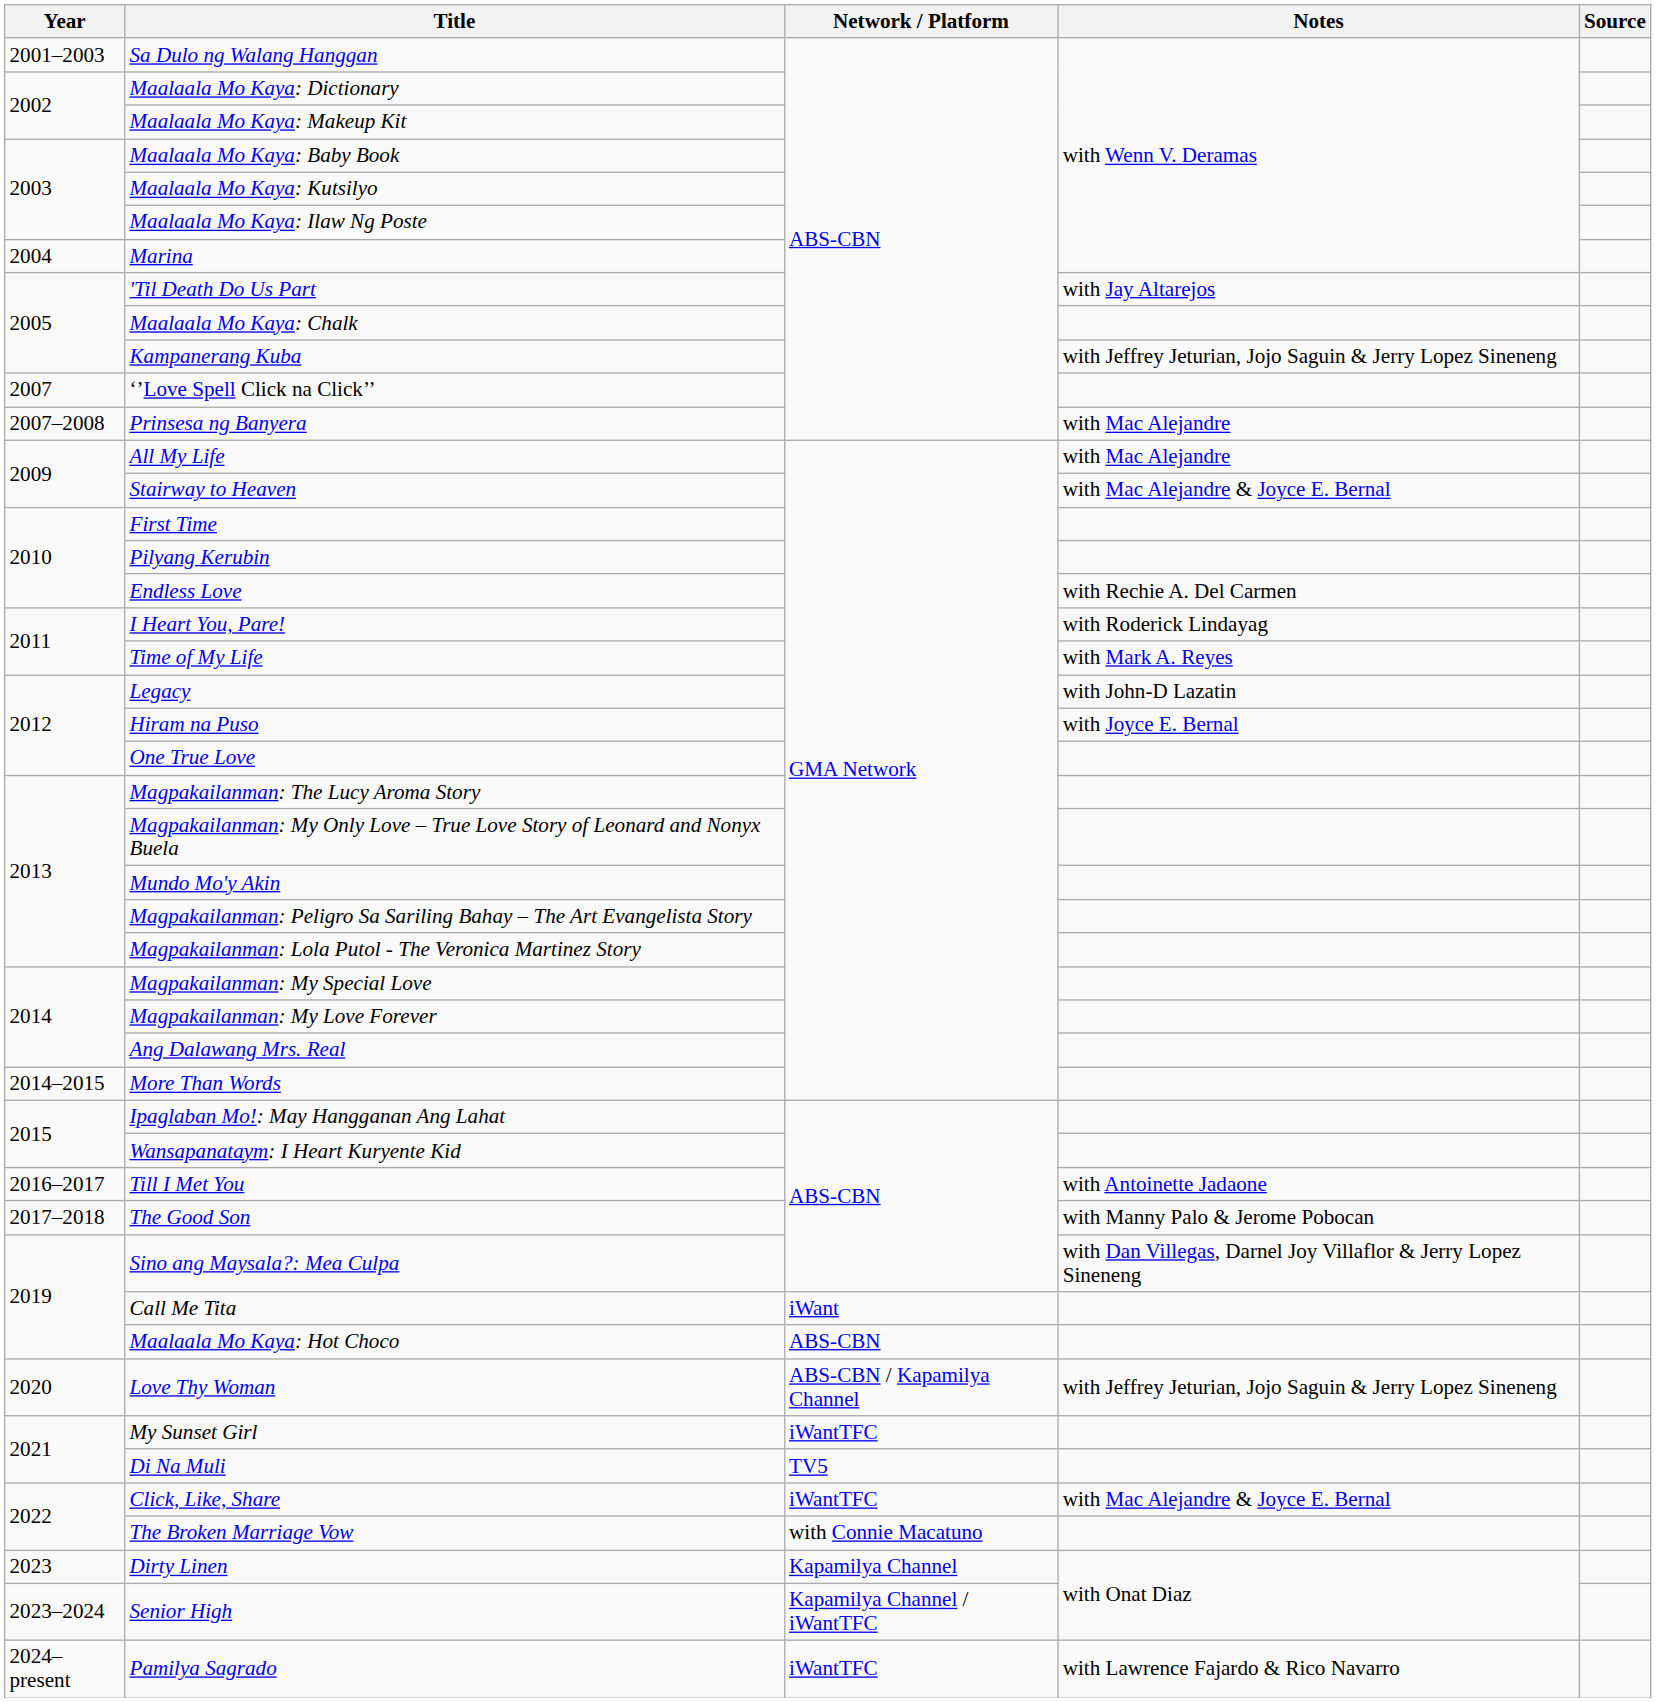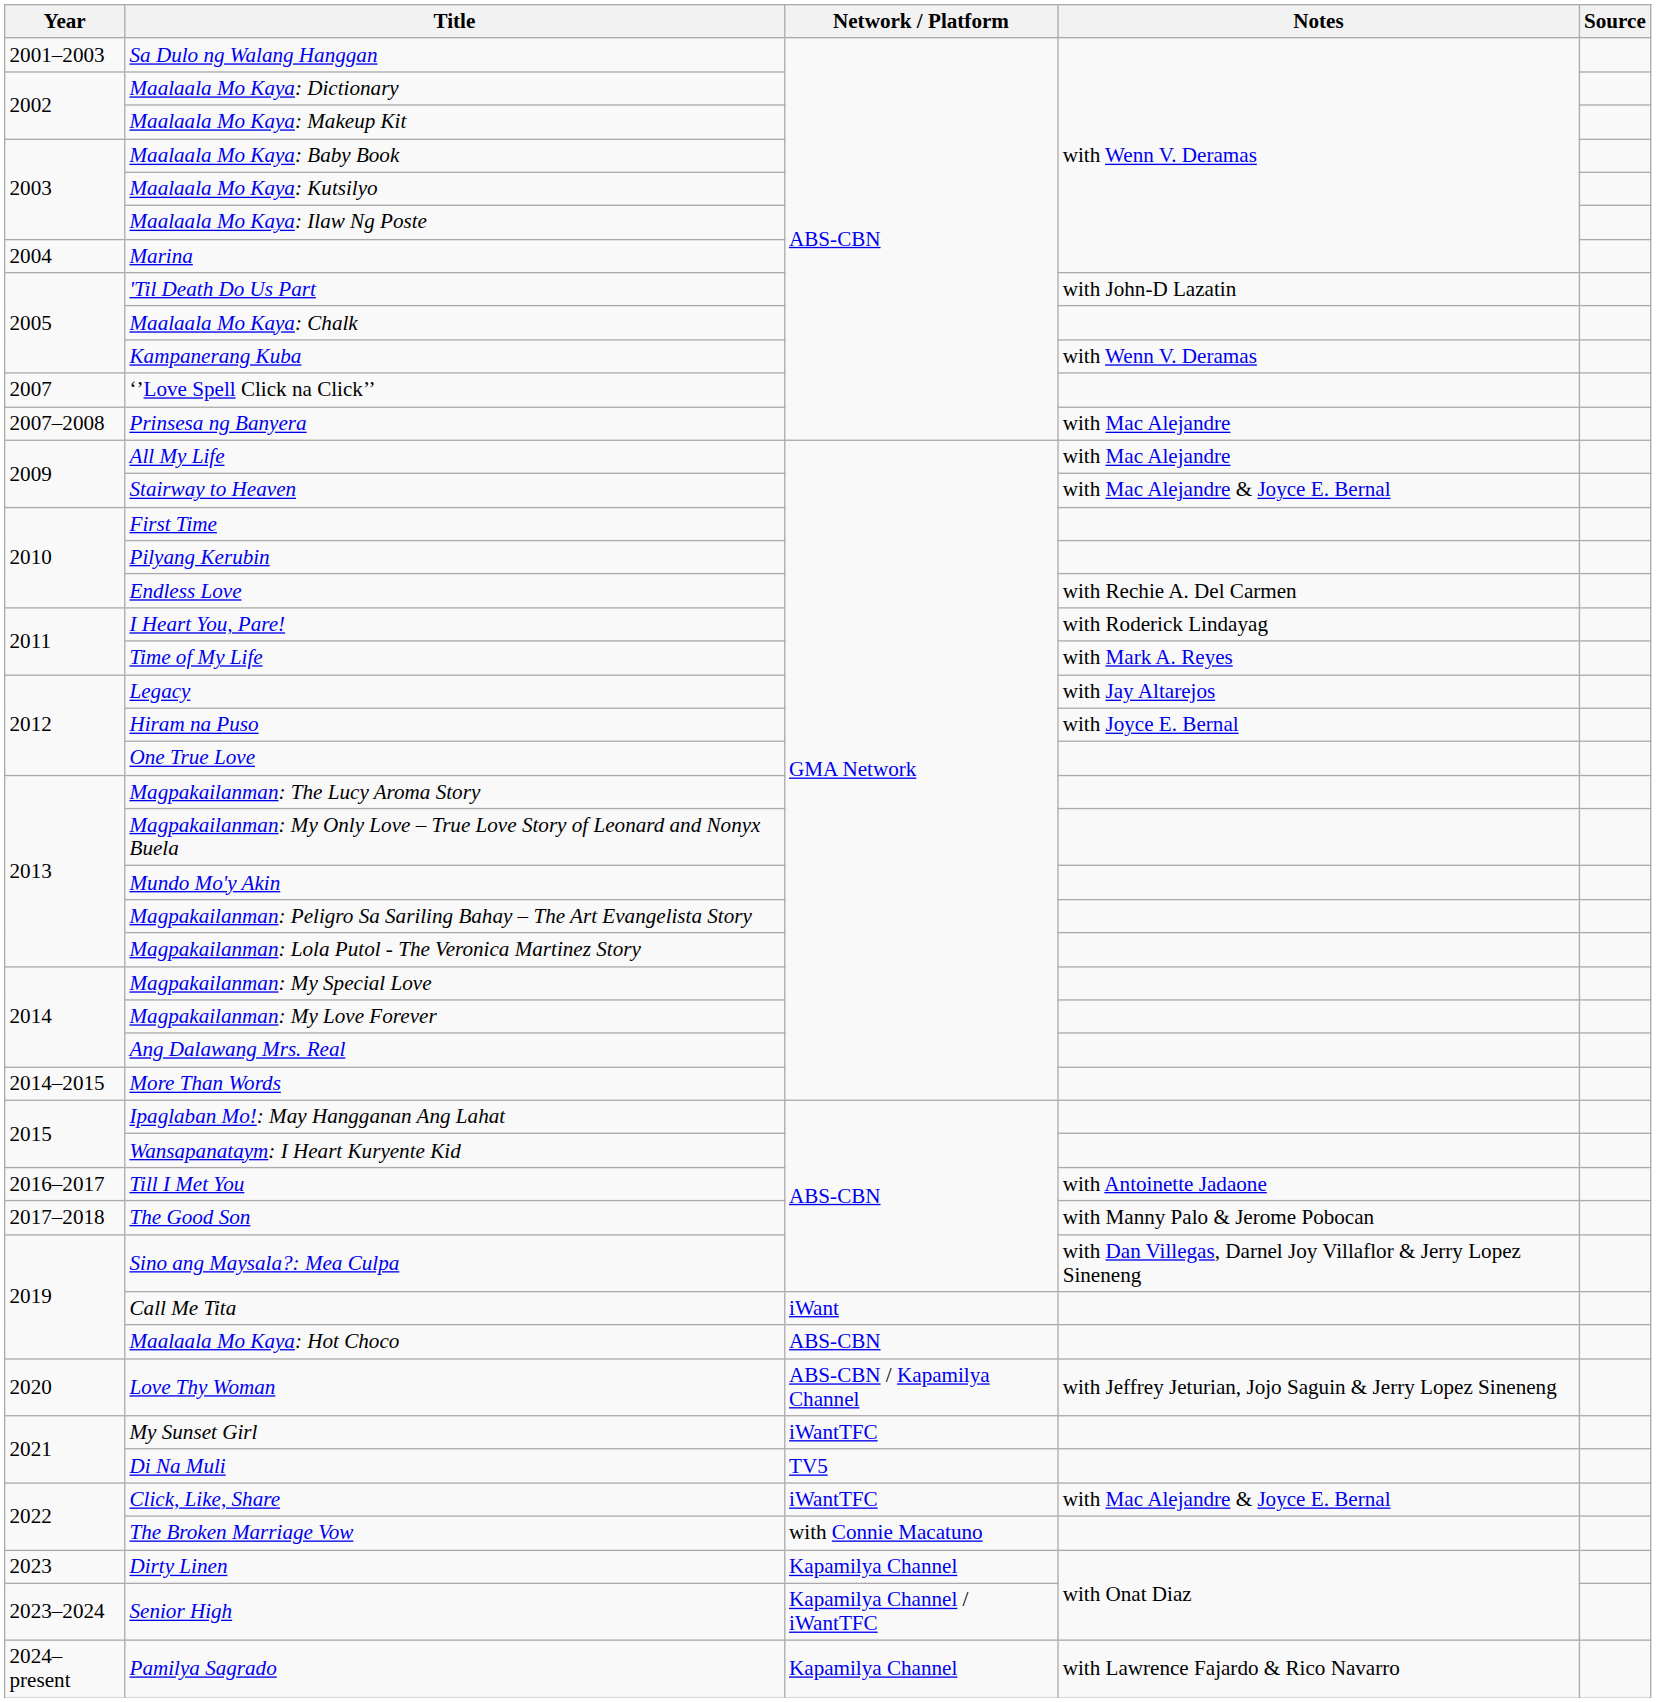(1139, 289) with Jay Altarejos -> (1149, 289) with John-D Lazatin
(1310, 356) with Jeffrey Jeturian, Jojo Saguin & Jerry Lopez Sineneng -> (1160, 356) with Wenn V. Deramas
(1149, 691) with John-D Lazatin -> (1139, 691) with Jay Altarejos
(833, 1668) iWantTFC -> (873, 1668) Kapamilya Channel
